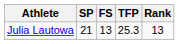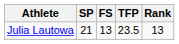(128, 31) 25.3 -> (128, 31) 23.5
